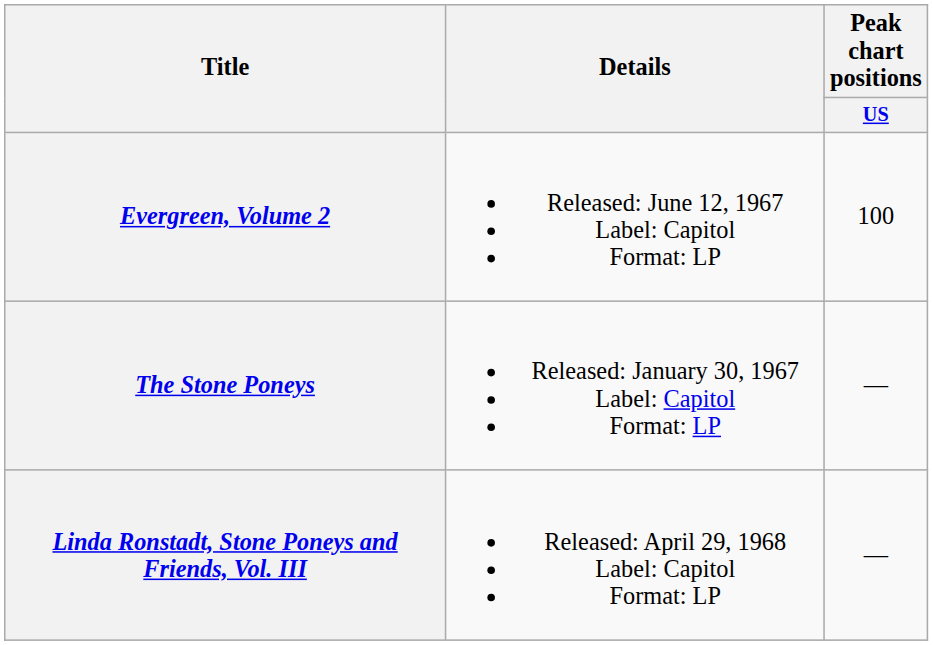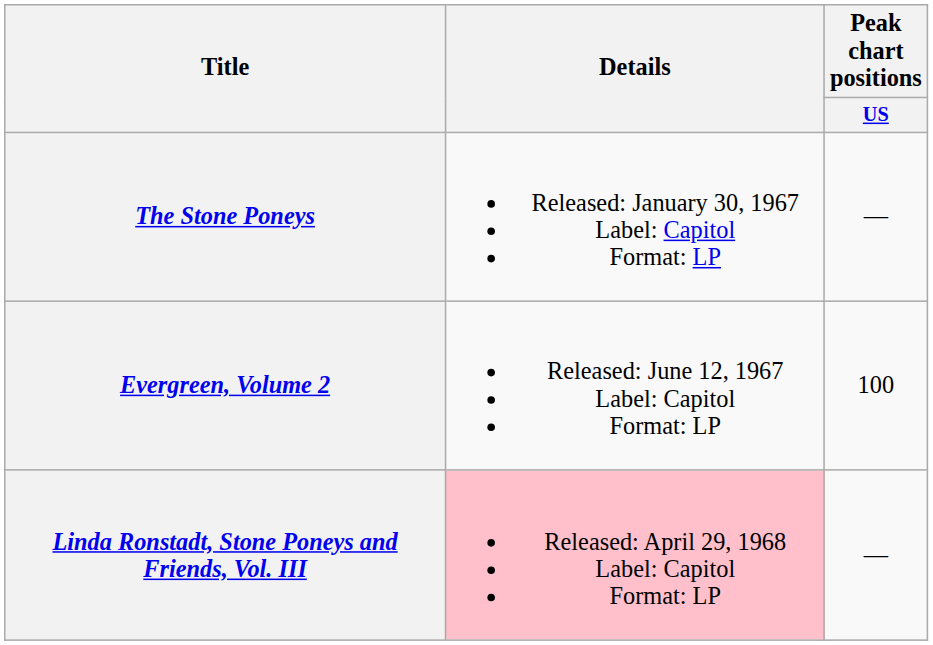rows swapped: (225, 385) <-> (225, 216)
(635, 569) no background -> (635, 569) pink background
